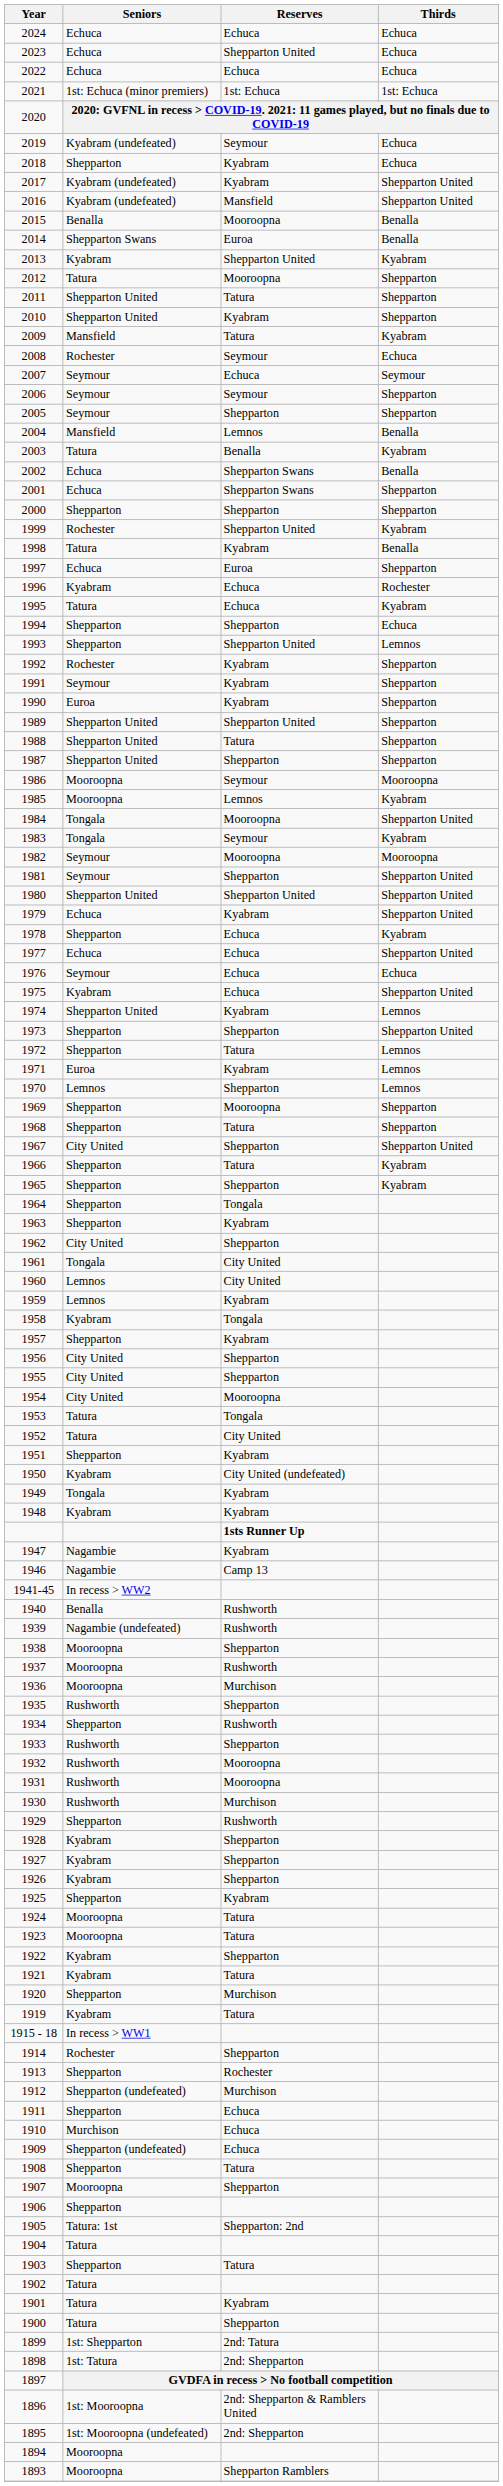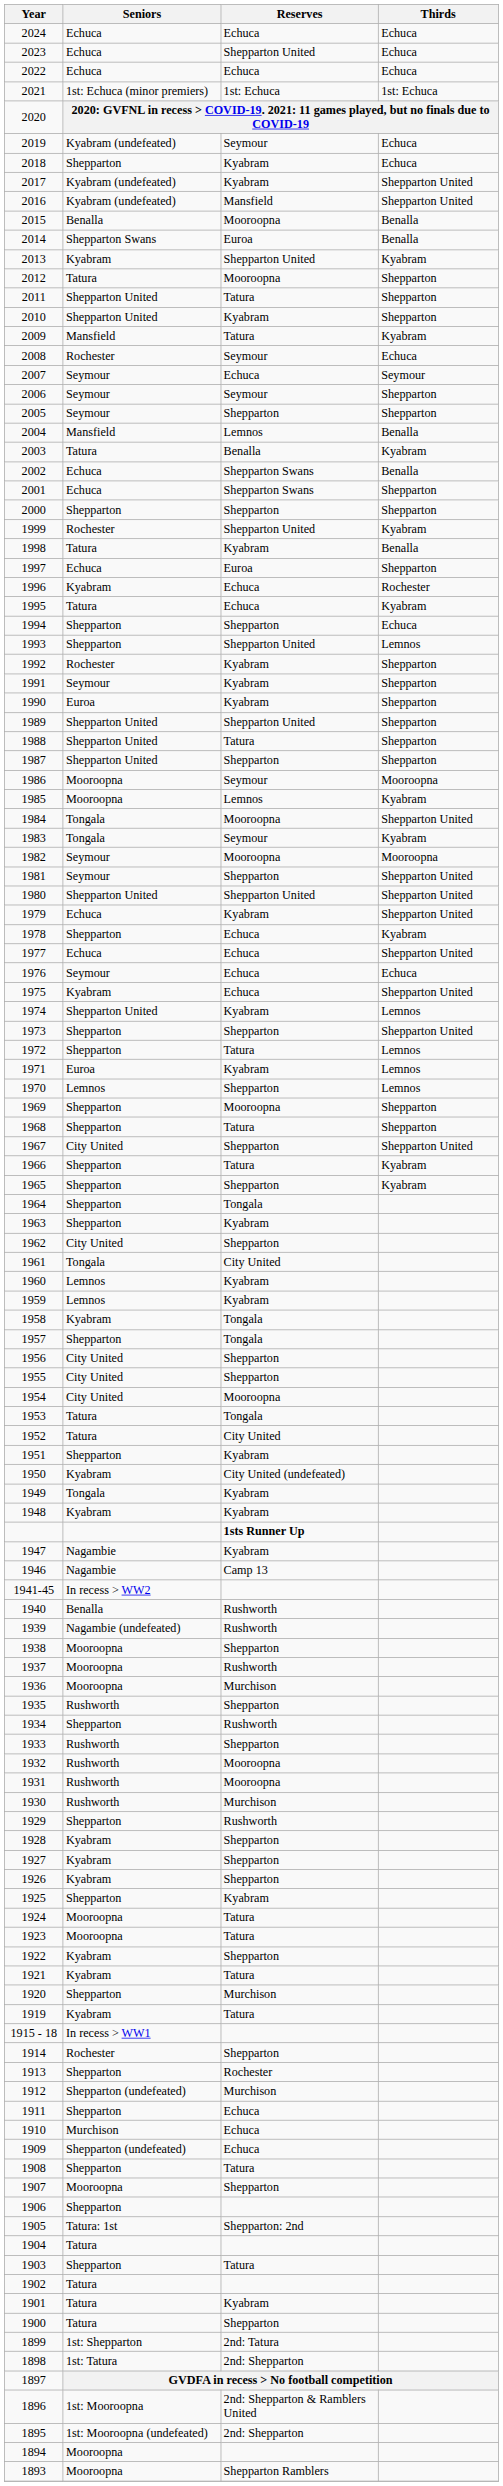(252, 1281) City United -> (246, 1281) Kyabram
(246, 1339) Kyabram -> (243, 1339) Tongala
